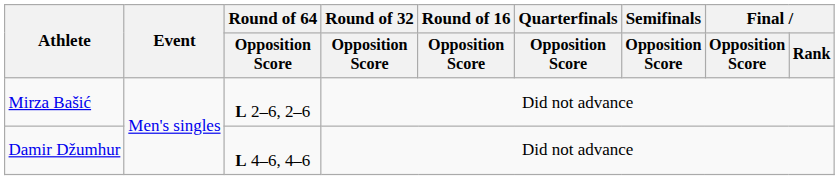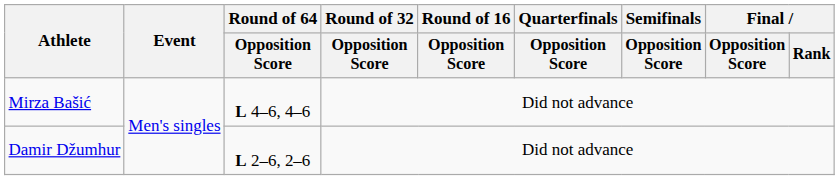(273, 112) L 2–6, 2–6 -> (273, 112) L 4–6, 4–6
(273, 160) L 4–6, 4–6 -> (273, 160) L 2–6, 2–6
